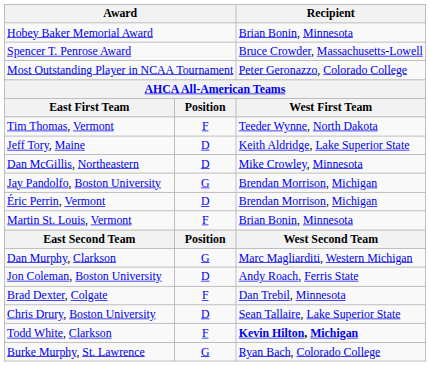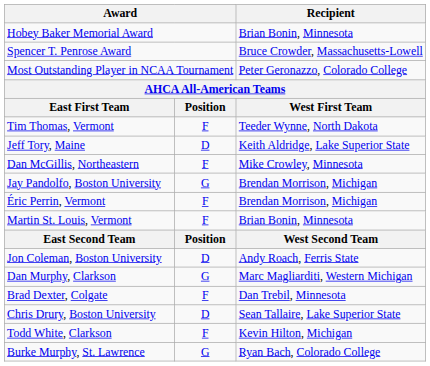(205, 164) D -> (205, 164) F
(205, 201) D -> (205, 201) F
rows swapped: (61, 257) <-> (84, 276)
(298, 333) bold -> (295, 333) normal
